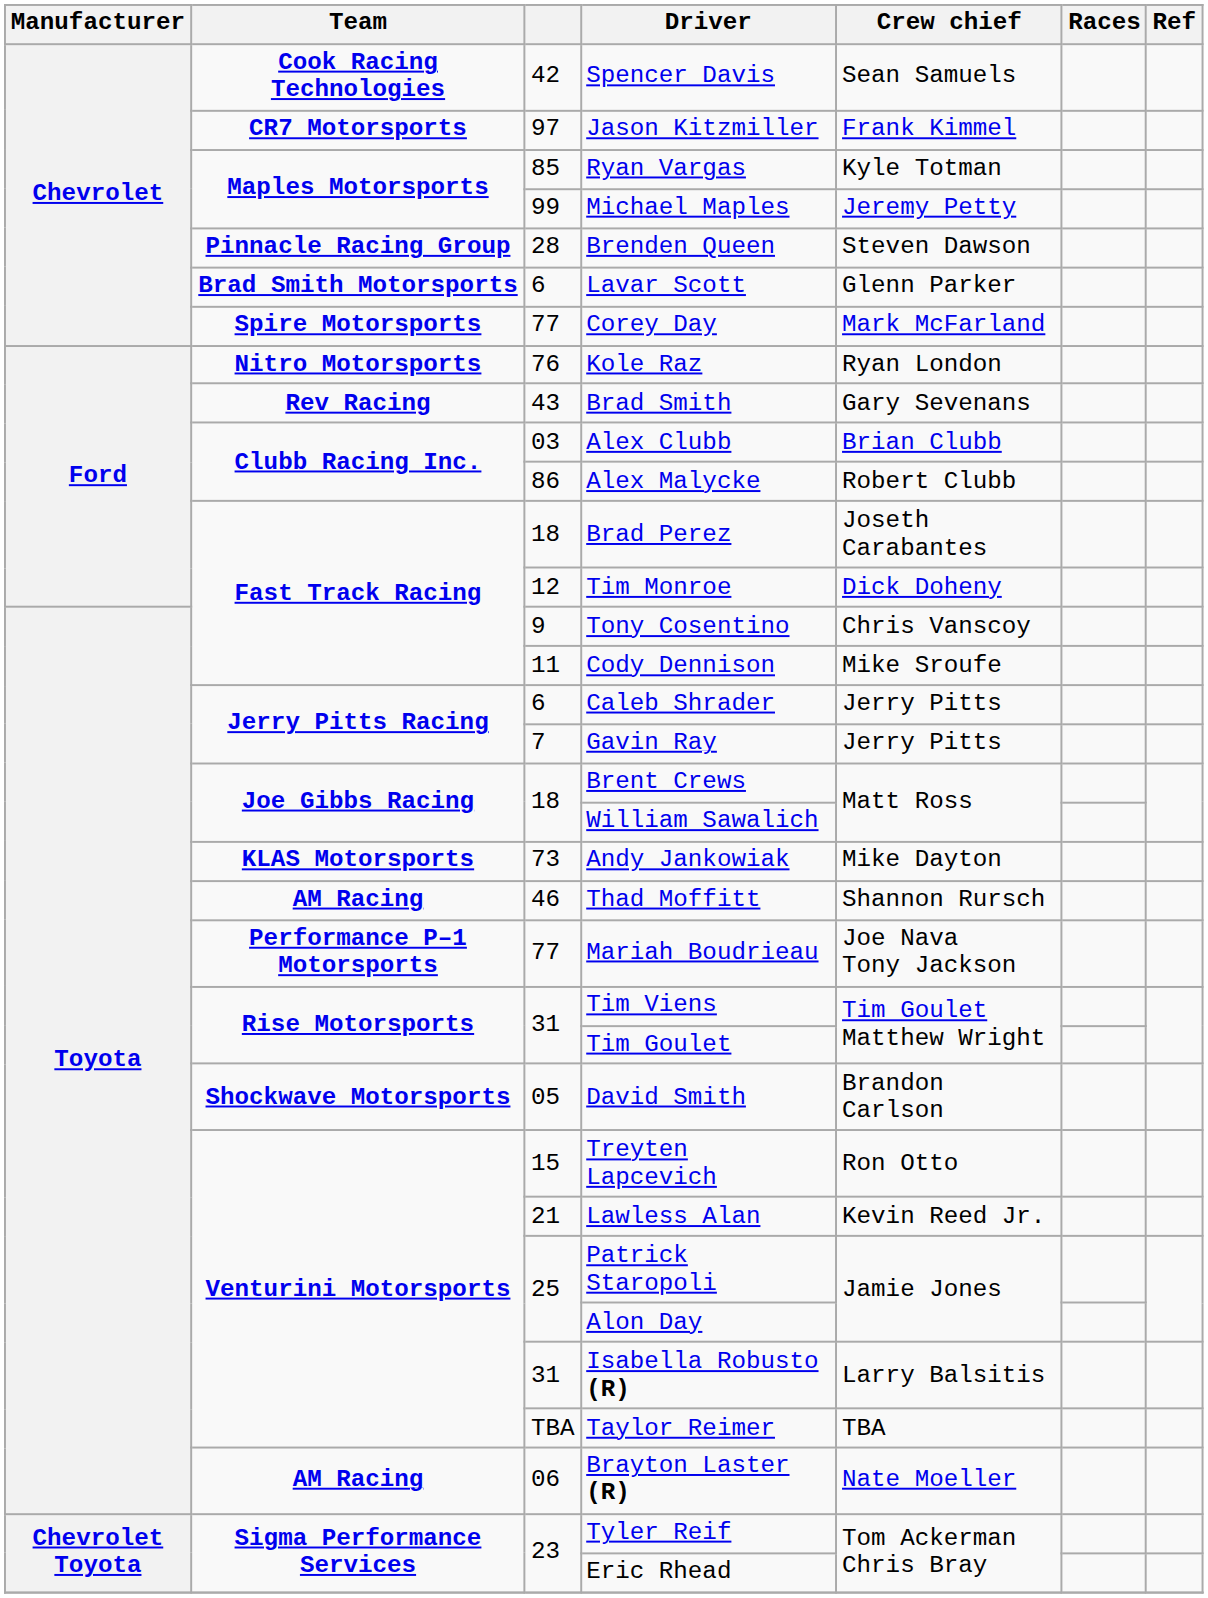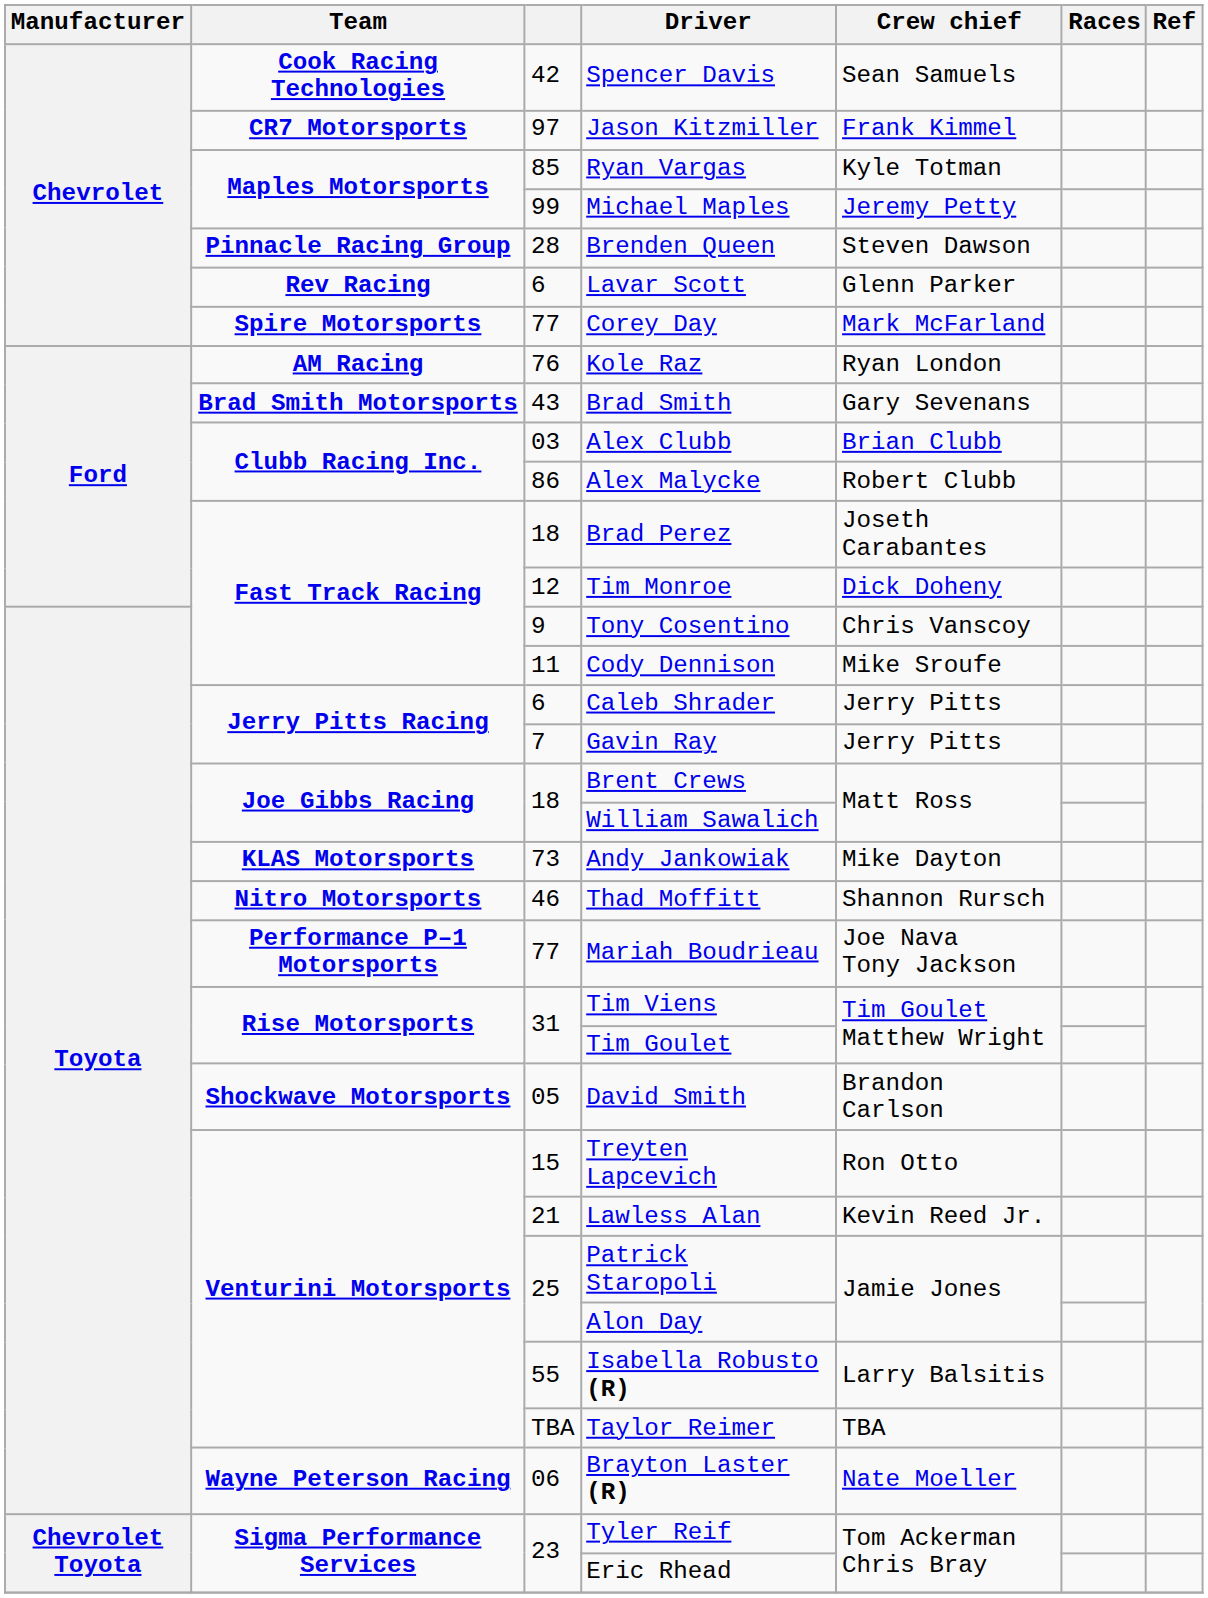(358, 287) Brad Smith Motorsports -> (358, 287) Rev Racing
(358, 365) Nitro Motorsports -> (358, 365) AM Racing
(358, 404) Rev Racing -> (358, 404) Brad Smith Motorsports
(358, 900) AM Racing -> (358, 900) Nitro Motorsports
(546, 1376) 31 -> (546, 1376) 55
(358, 1481) AM Racing -> (358, 1481) Wayne Peterson Racing
